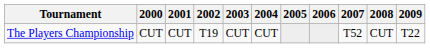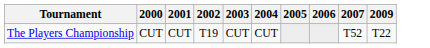- column: (382, 14)
